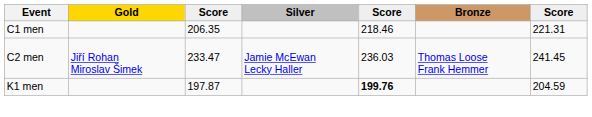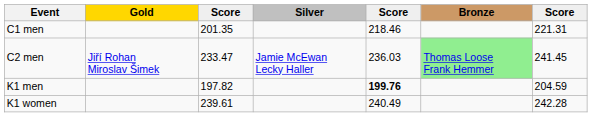(204, 29) 206.35 -> (217, 29) 201.35
(453, 64) no background -> (459, 64) lightgreen background
(204, 86) 197.87 -> (217, 86) 197.82
+ row: (32, 103)
